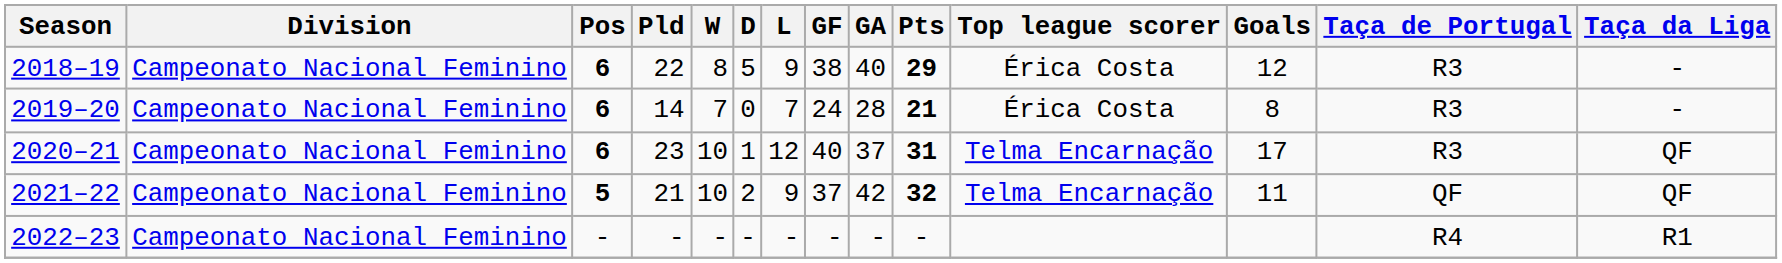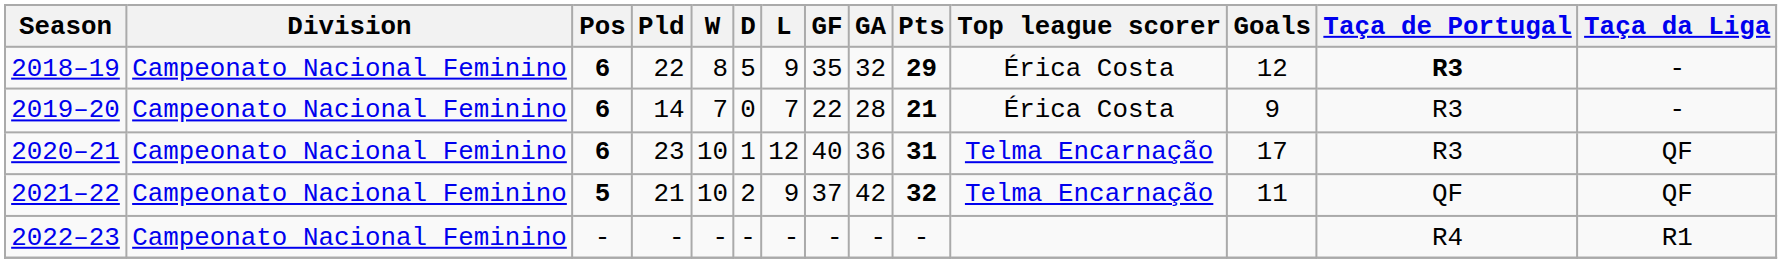(827, 68) 38 -> (827, 68) 35
(870, 68) 40 -> (870, 68) 32
(1448, 68) normal -> (1448, 68) bold
(827, 110) 24 -> (827, 110) 22
(1272, 110) 8 -> (1272, 110) 9
(870, 153) 37 -> (870, 153) 36
